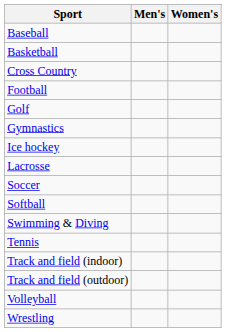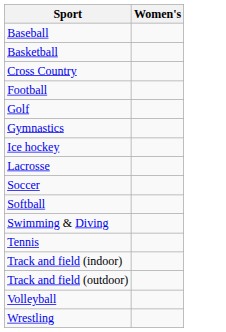- column: (150, 14)
